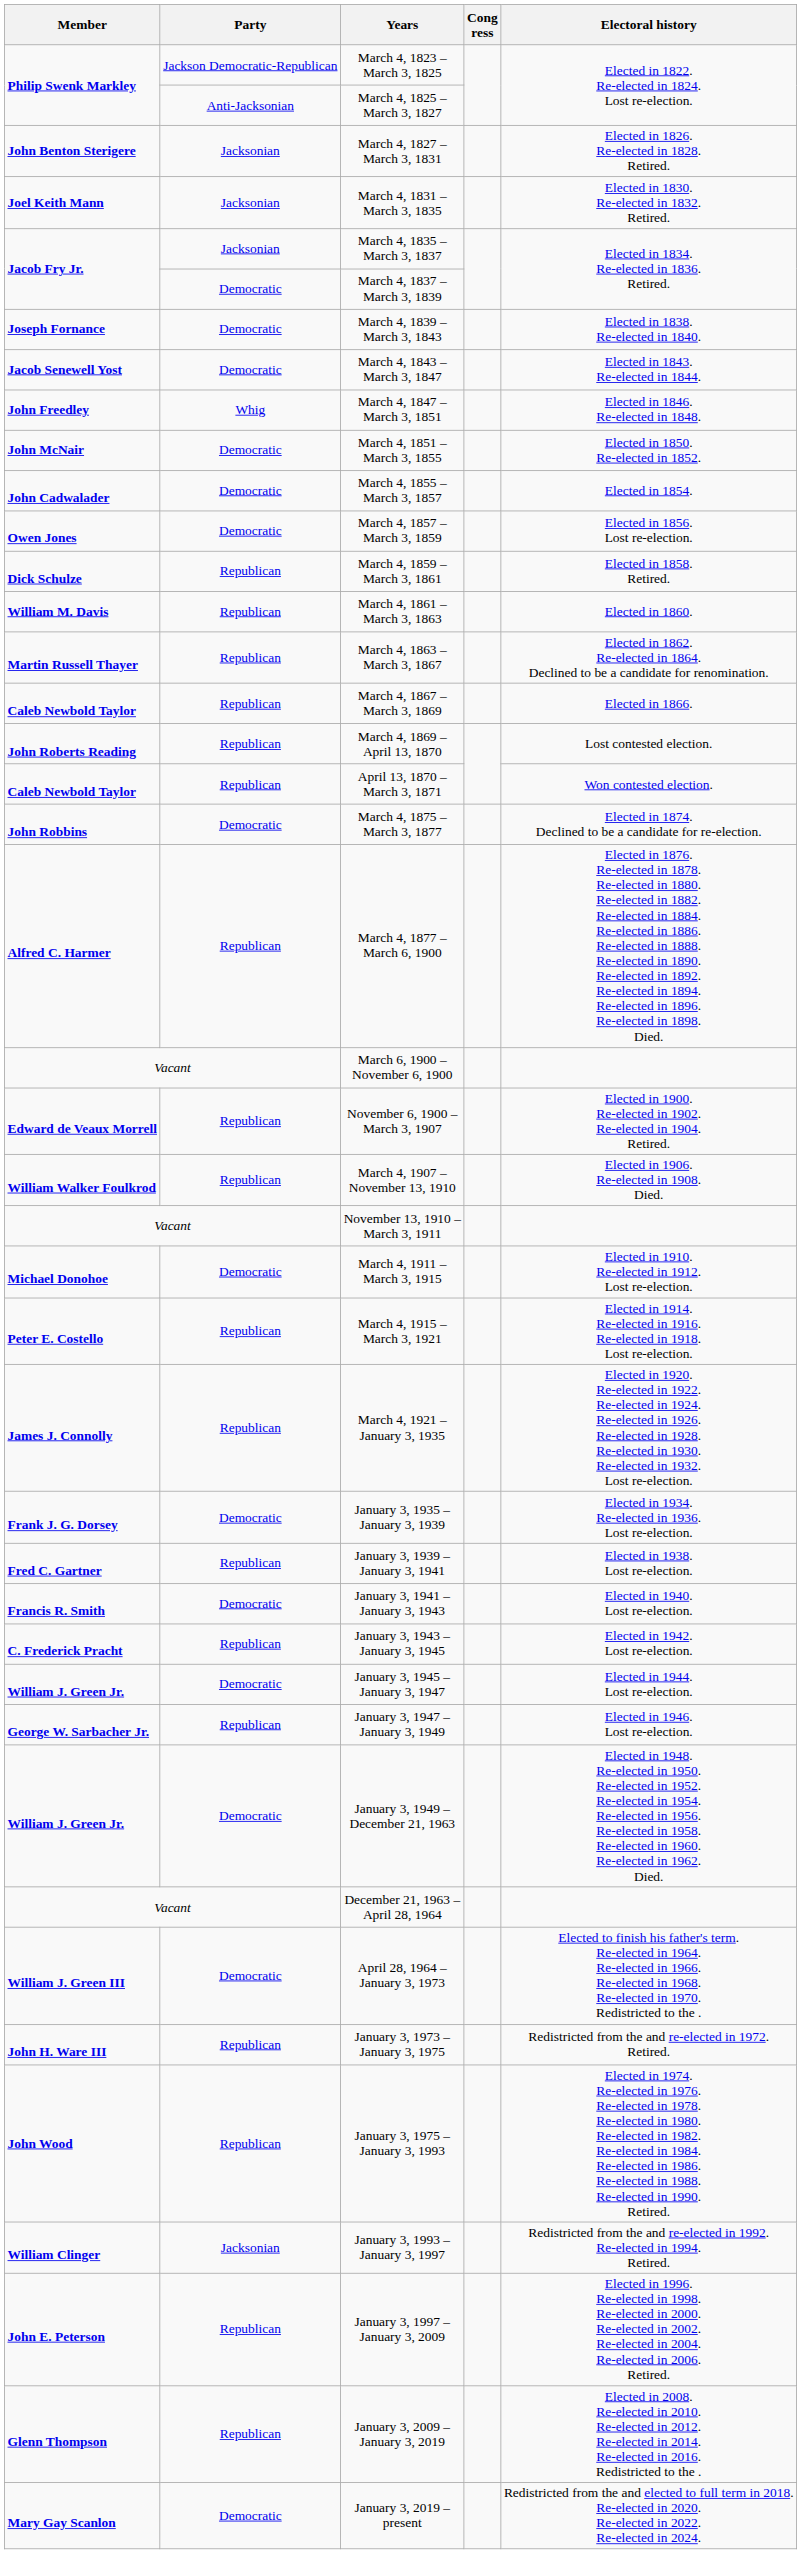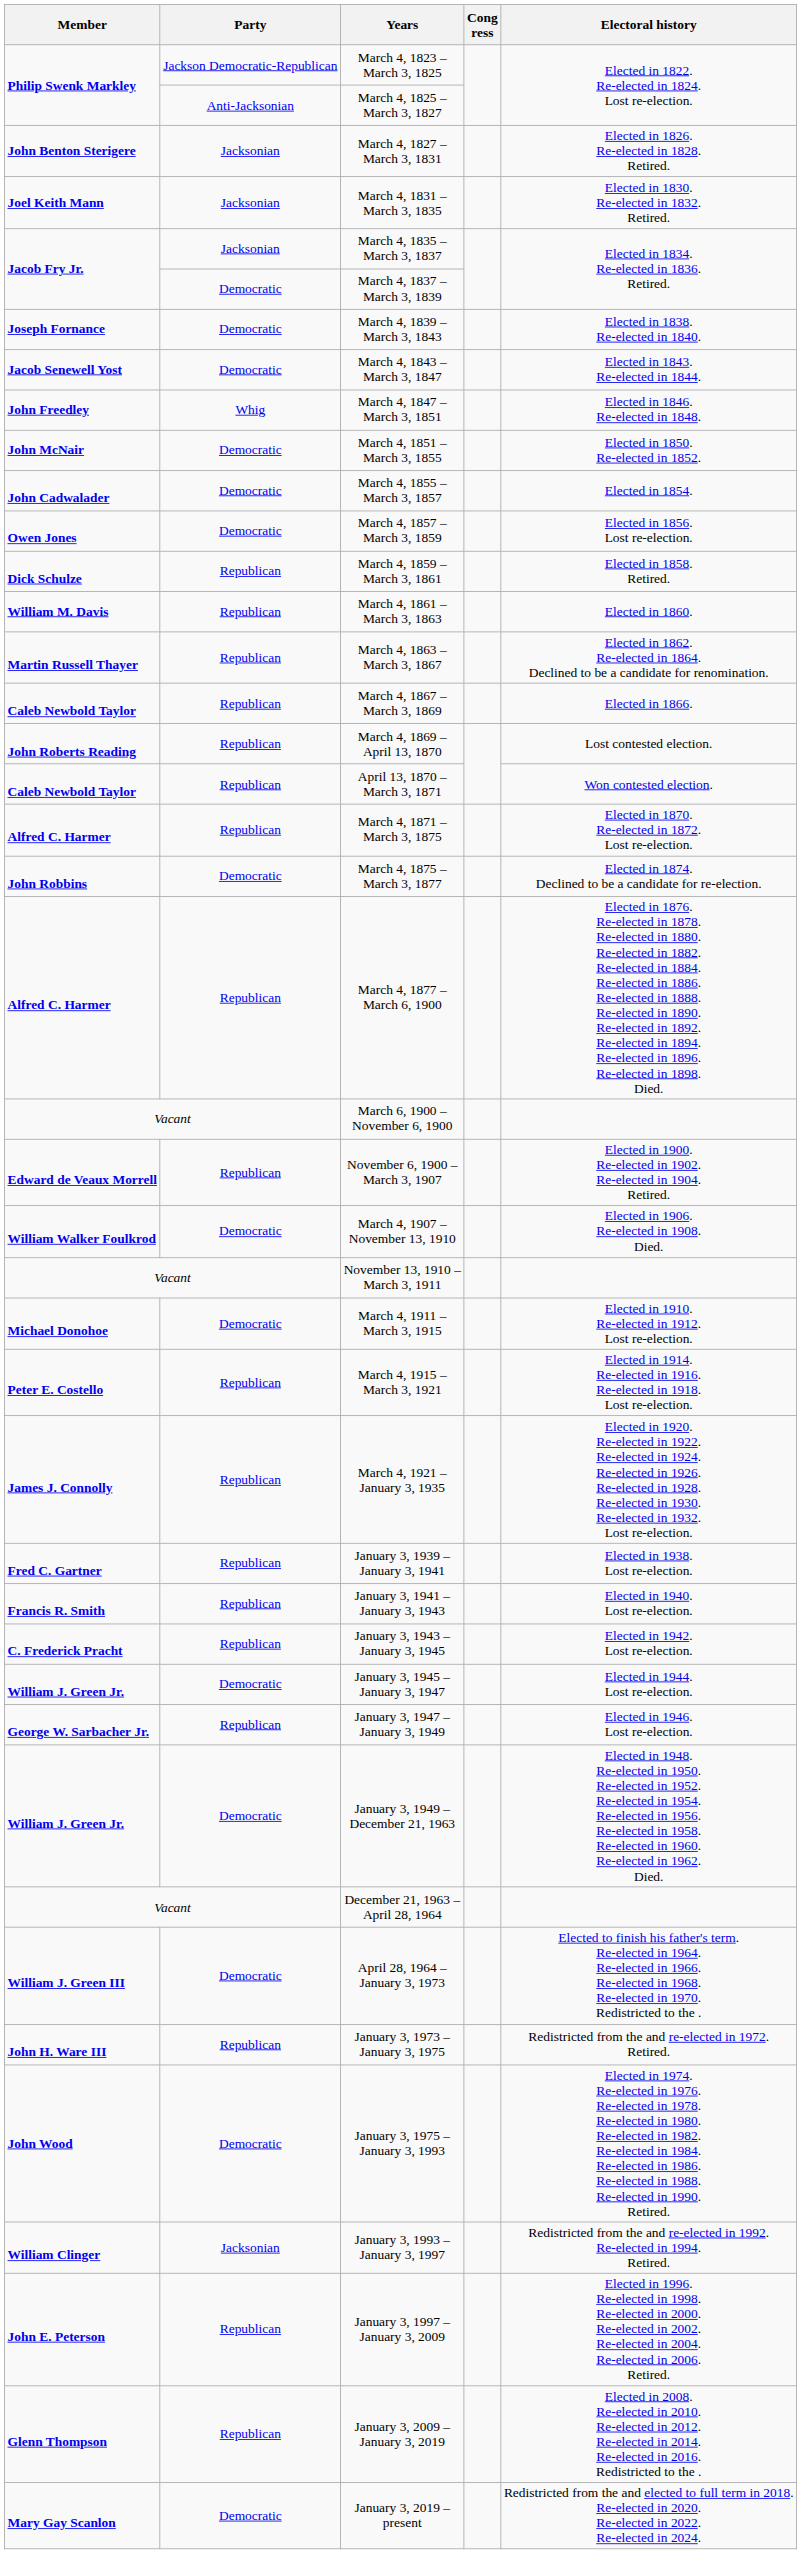+ row: (402, 830)
(250, 1180) Republican -> (250, 1231) Democratic
- row: (402, 1517)
(250, 1603) Democratic -> (250, 1603) Republican
(250, 2143) Republican -> (250, 2143) Democratic
